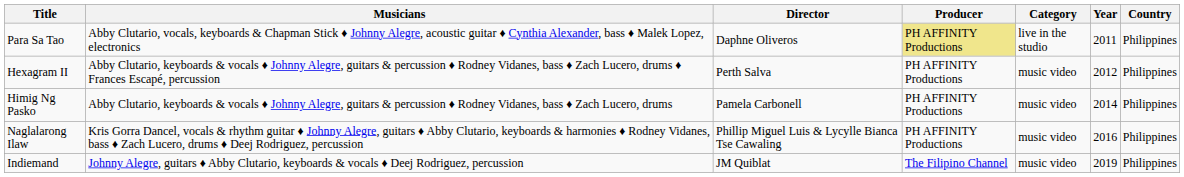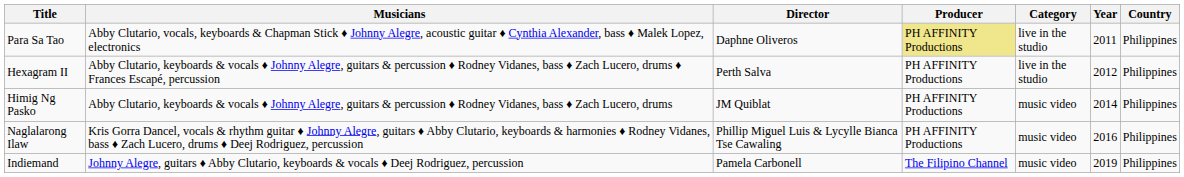(1047, 72) music video -> (1042, 72) live in the studio
(759, 104) Pamela Carbonell -> (743, 104) JM Quiblat
(743, 163) JM Quiblat -> (759, 163) Pamela Carbonell
